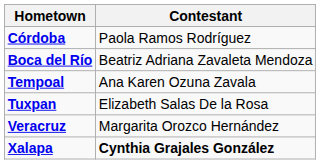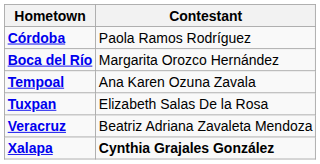(206, 60) Beatriz Adriana Zavaleta Mendoza -> (189, 60) Margarita Orozco Hernández
(189, 126) Margarita Orozco Hernández -> (206, 126) Beatriz Adriana Zavaleta Mendoza
